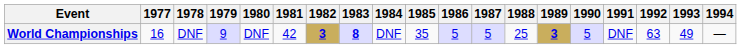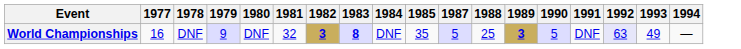- column: (455, 14)
(289, 33) 42 -> (289, 33) 32
(653, 33) no background -> (620, 33) lavender background
